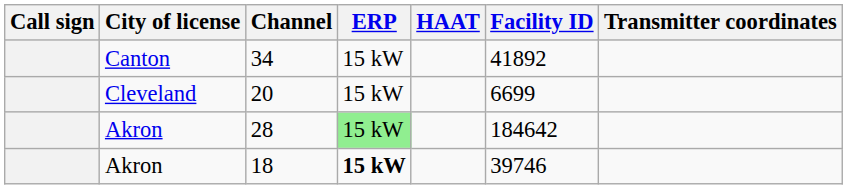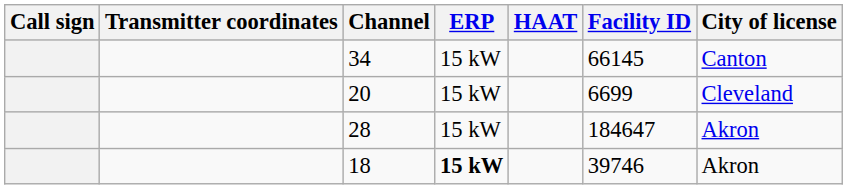columns swapped: (173, 22) <-> (720, 22)
(518, 58) 41892 -> (616, 58) 66145
(373, 129) lightgreen background -> (470, 129) no background
(524, 129) 184642 -> (622, 129) 184647
